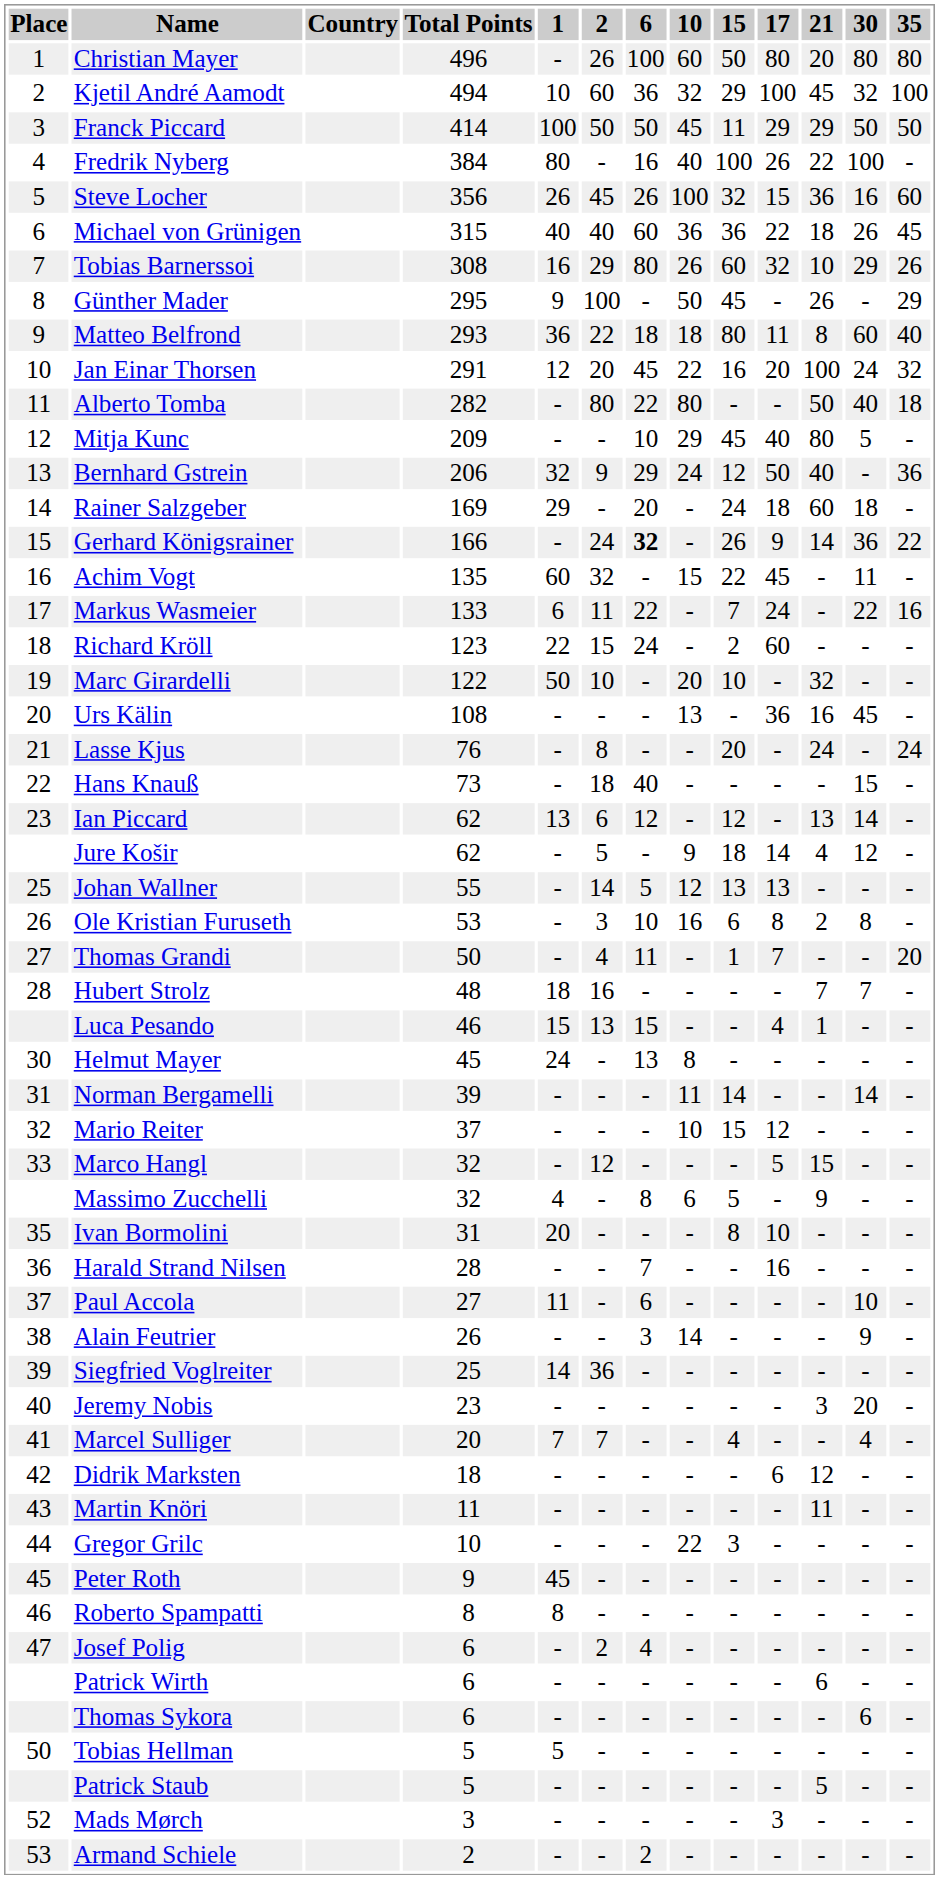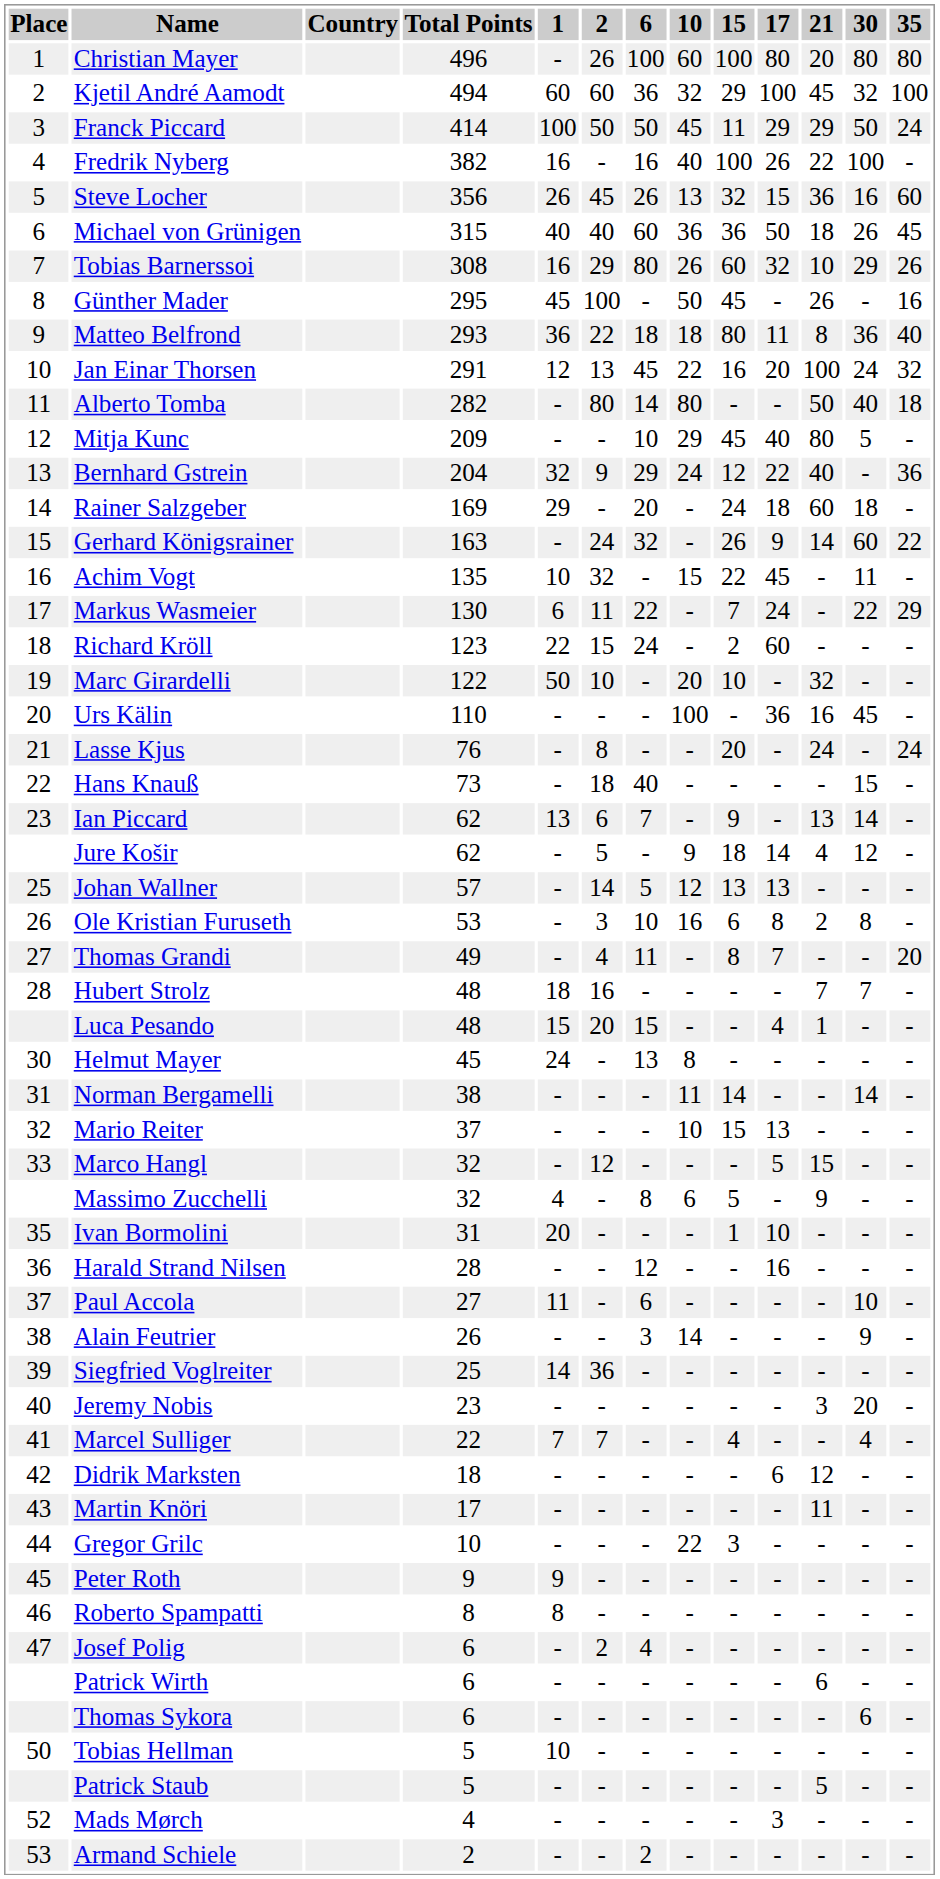(734, 58) 50 -> (734, 58) 100
(558, 93) 10 -> (558, 93) 60
(909, 127) 50 -> (909, 127) 24
(469, 162) 384 -> (469, 162) 382
(558, 162) 80 -> (558, 162) 16
(690, 196) 100 -> (690, 196) 13
(778, 231) 22 -> (778, 231) 50
(558, 300) 9 -> (558, 300) 45
(909, 300) 29 -> (909, 300) 16
(865, 334) 60 -> (865, 334) 36
(602, 369) 20 -> (602, 369) 13
(646, 404) 22 -> (646, 404) 14
(469, 473) 206 -> (469, 473) 204
(778, 473) 50 -> (778, 473) 22
(469, 542) 166 -> (469, 542) 163
(646, 542) bold -> (646, 542) normal
(865, 542) 36 -> (865, 542) 60
(558, 576) 60 -> (558, 576) 10
(469, 611) 133 -> (469, 611) 130
(909, 611) 16 -> (909, 611) 29
(469, 714) 108 -> (469, 714) 110
(690, 714) 13 -> (690, 714) 100
(646, 818) 12 -> (646, 818) 7
(734, 818) 12 -> (734, 818) 9
(469, 887) 55 -> (469, 887) 57
(469, 956) 50 -> (469, 956) 49
(734, 956) 1 -> (734, 956) 8
(469, 1025) 46 -> (469, 1025) 48
(602, 1025) 13 -> (602, 1025) 20
(469, 1094) 39 -> (469, 1094) 38
(778, 1129) 12 -> (778, 1129) 13
(734, 1233) 8 -> (734, 1233) 1
(646, 1267) 7 -> (646, 1267) 12
(469, 1440) 20 -> (469, 1440) 22
(469, 1509) 11 -> (469, 1509) 17
(558, 1578) 45 -> (558, 1578) 9
(558, 1751) 5 -> (558, 1751) 10
(469, 1820) 3 -> (469, 1820) 4
